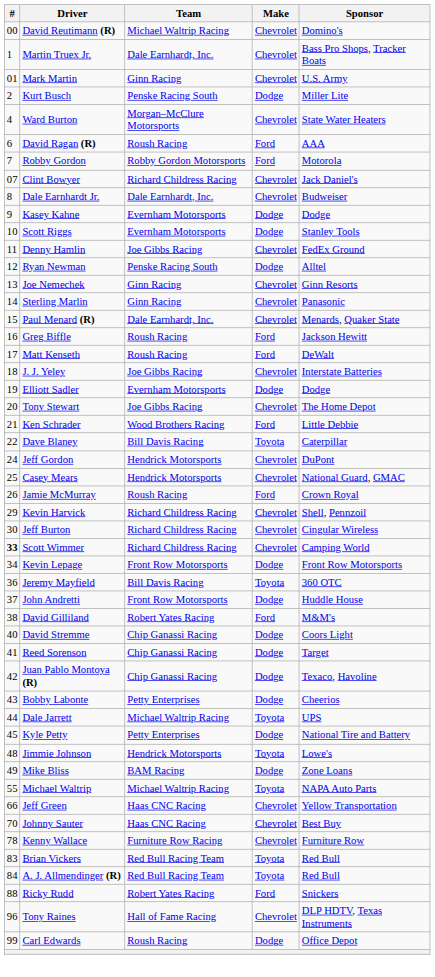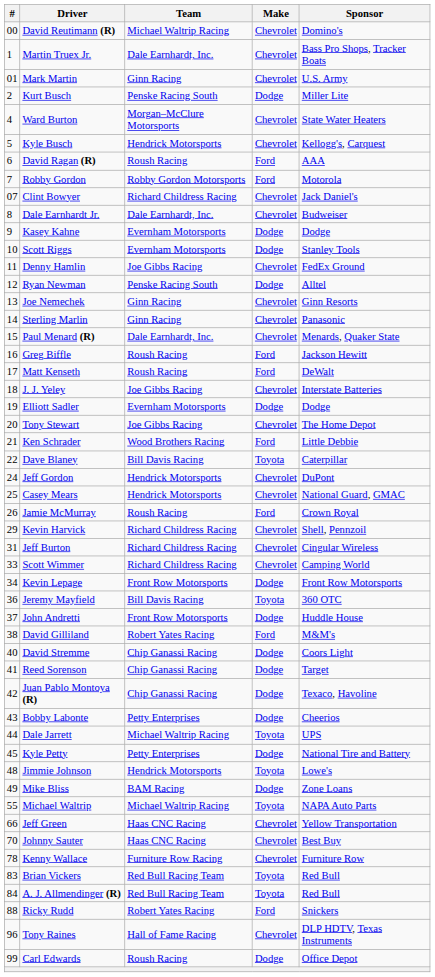+ row: (47, 143)
(12, 529) 30 -> (12, 547) 31
(12, 547) bold -> (12, 564) normal
